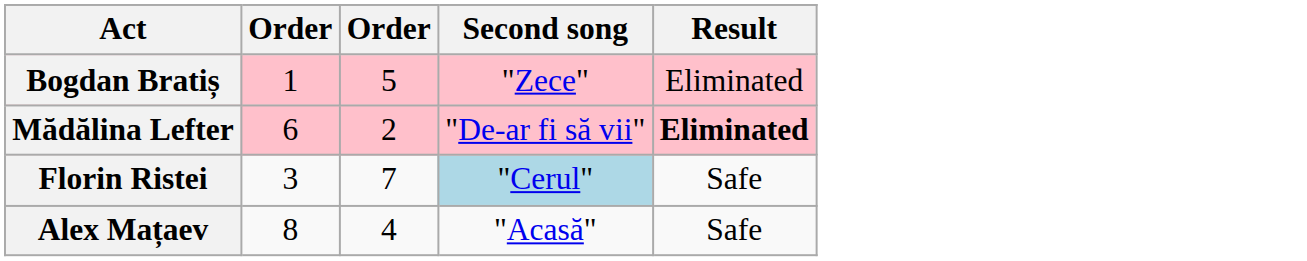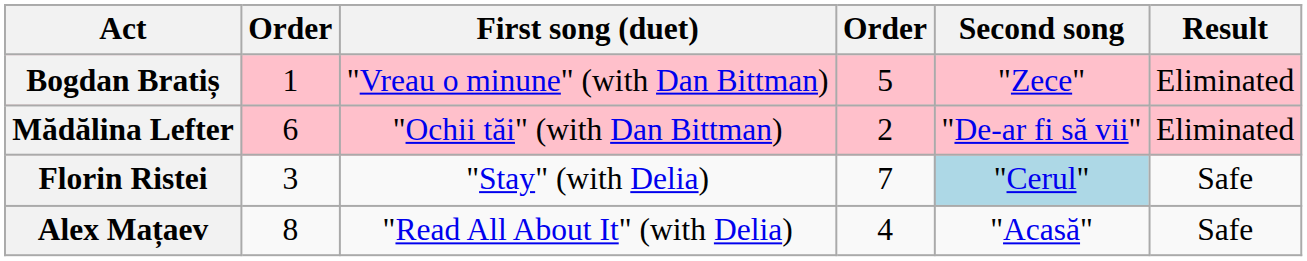+ column: (588, 29)
(734, 129) bold -> (1225, 129) normal
